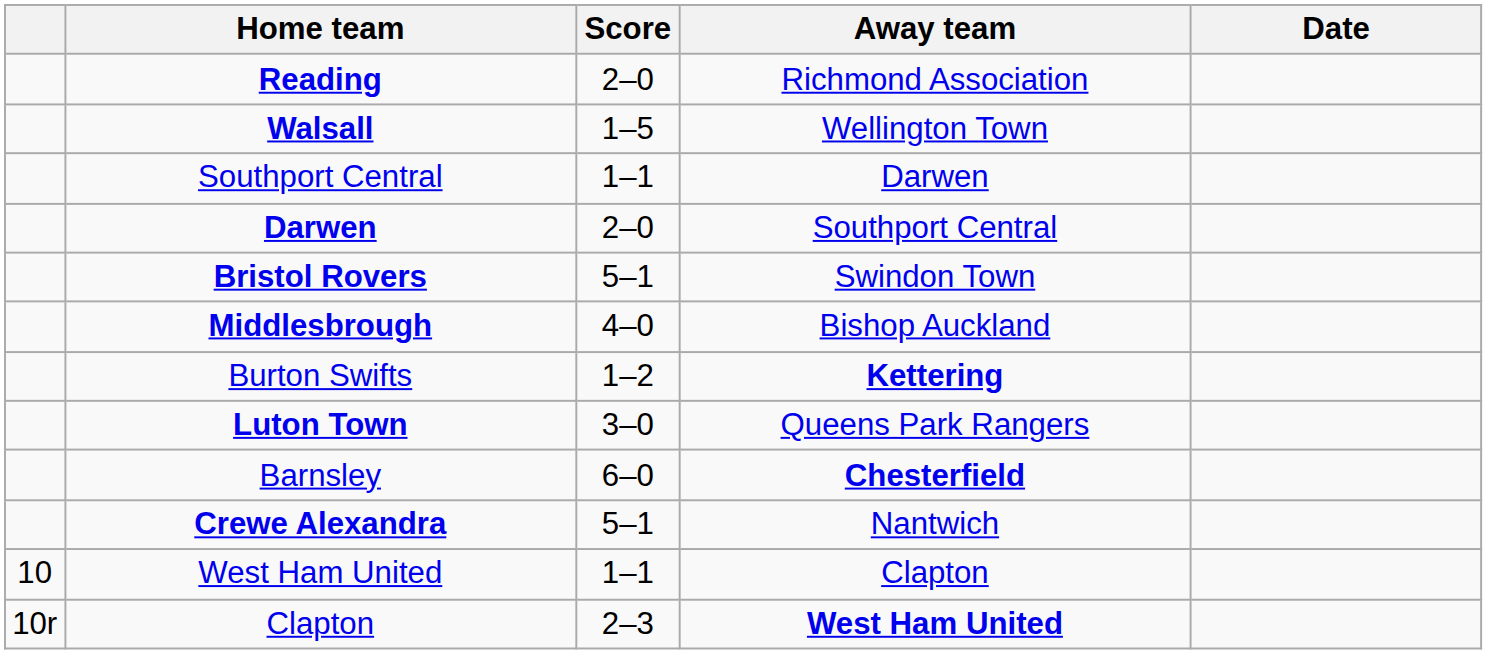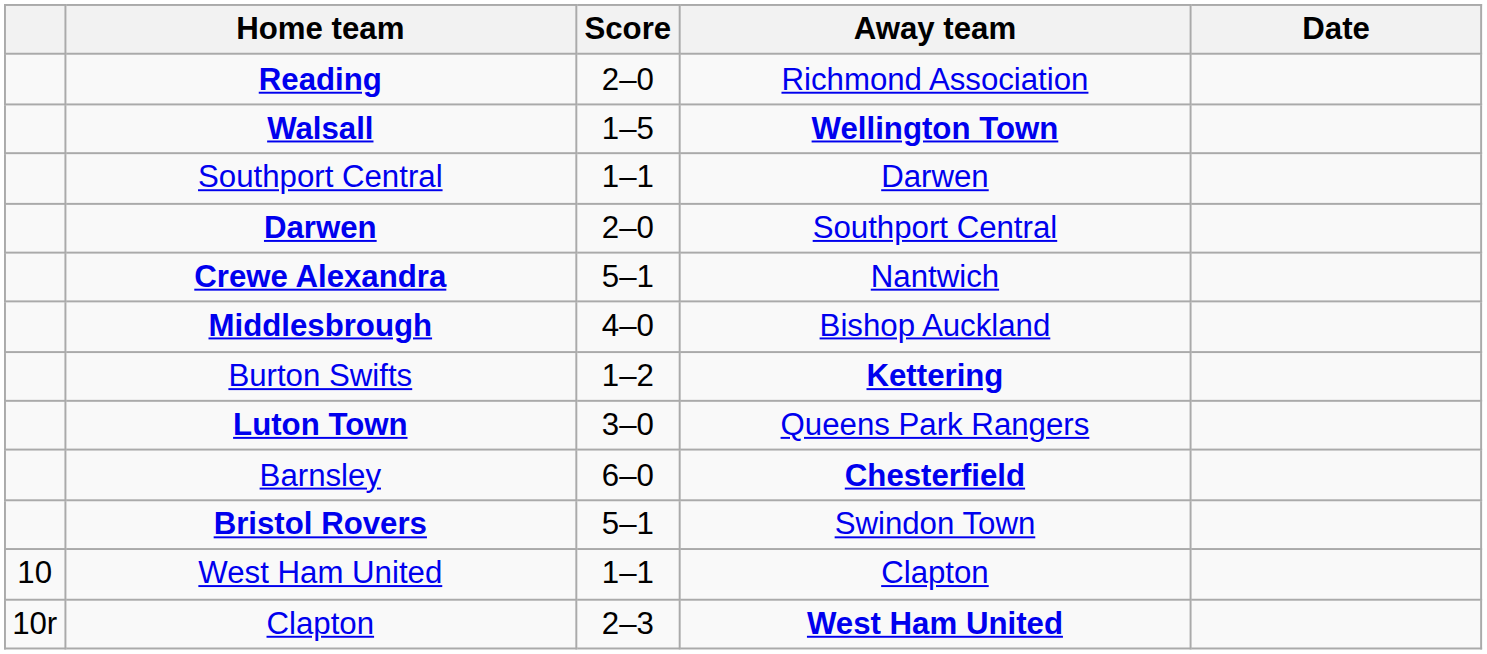(935, 128) normal -> (935, 128) bold
rows swapped: (320, 524) <-> (320, 276)
